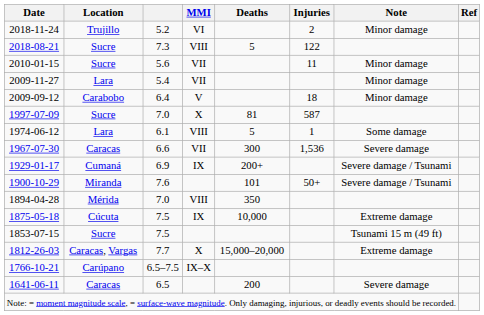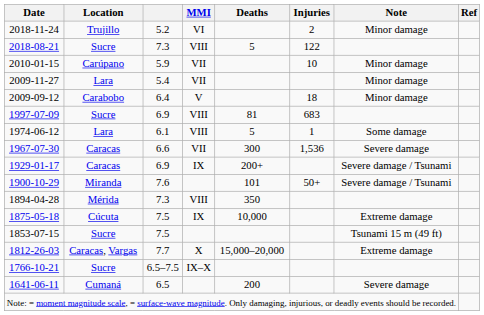(103, 64) Sucre -> (103, 64) Carúpano
(163, 64) 5.6 -> (163, 64) 5.9
(312, 64) 11 -> (312, 64) 10
(163, 115) 7.0 -> (163, 115) 6.9
(199, 115) X -> (199, 115) VIII
(312, 115) 587 -> (312, 115) 683
(103, 166) Cumaná -> (103, 166) Caracas
(163, 200) 7.0 -> (163, 200) 7.3
(103, 268) Carúpano -> (103, 268) Sucre
(103, 285) Caracas -> (103, 285) Cumaná
